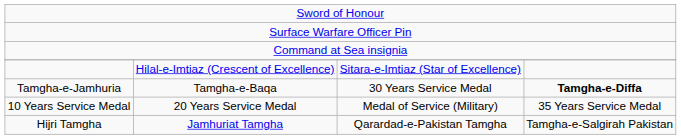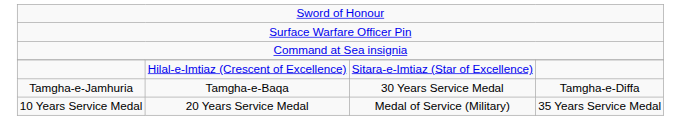(600, 87) bold -> (600, 87) normal
- row: (69, 124)
